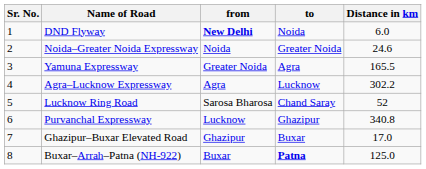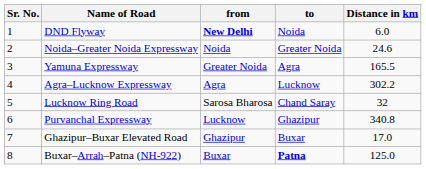(382, 102) 52 -> (382, 102) 32
